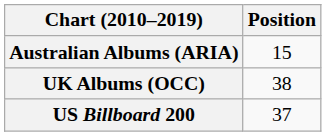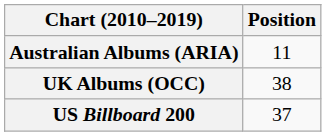(282, 51) 15 -> (282, 51) 11
